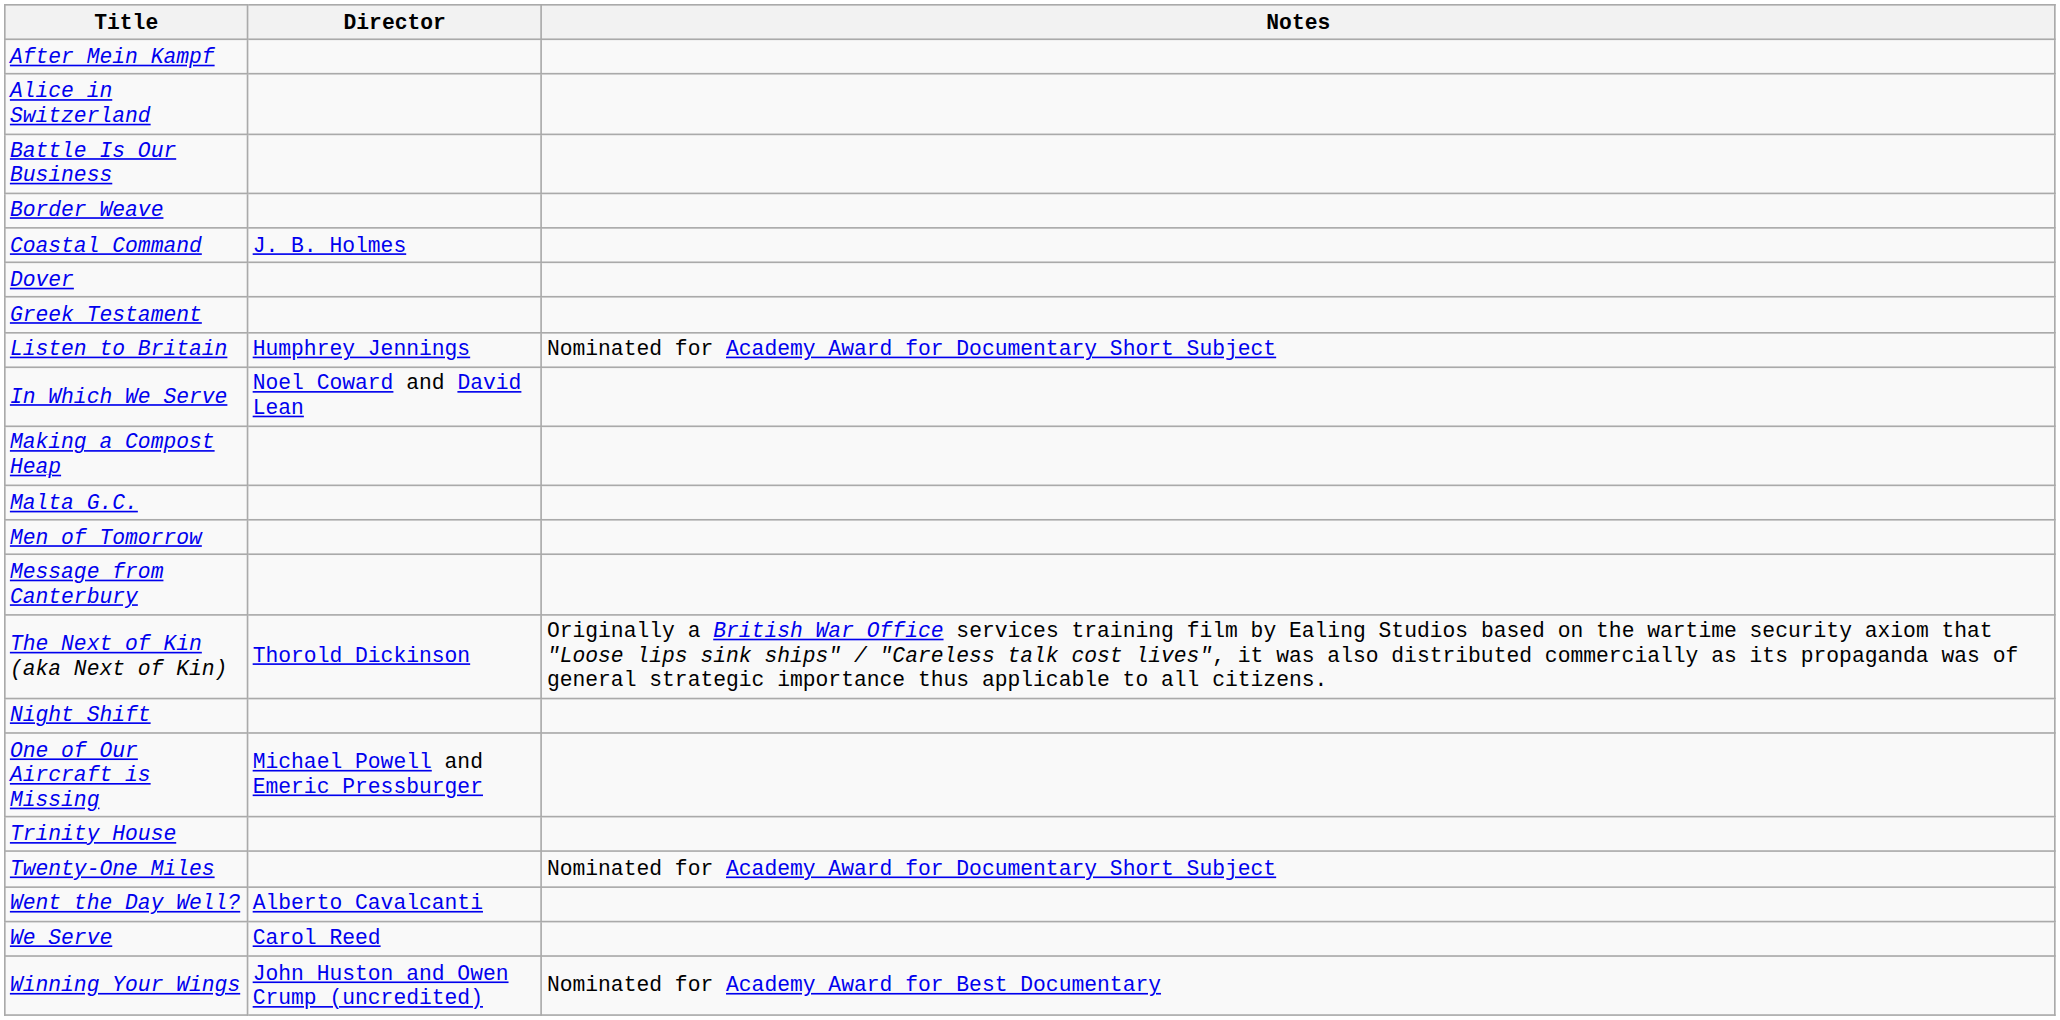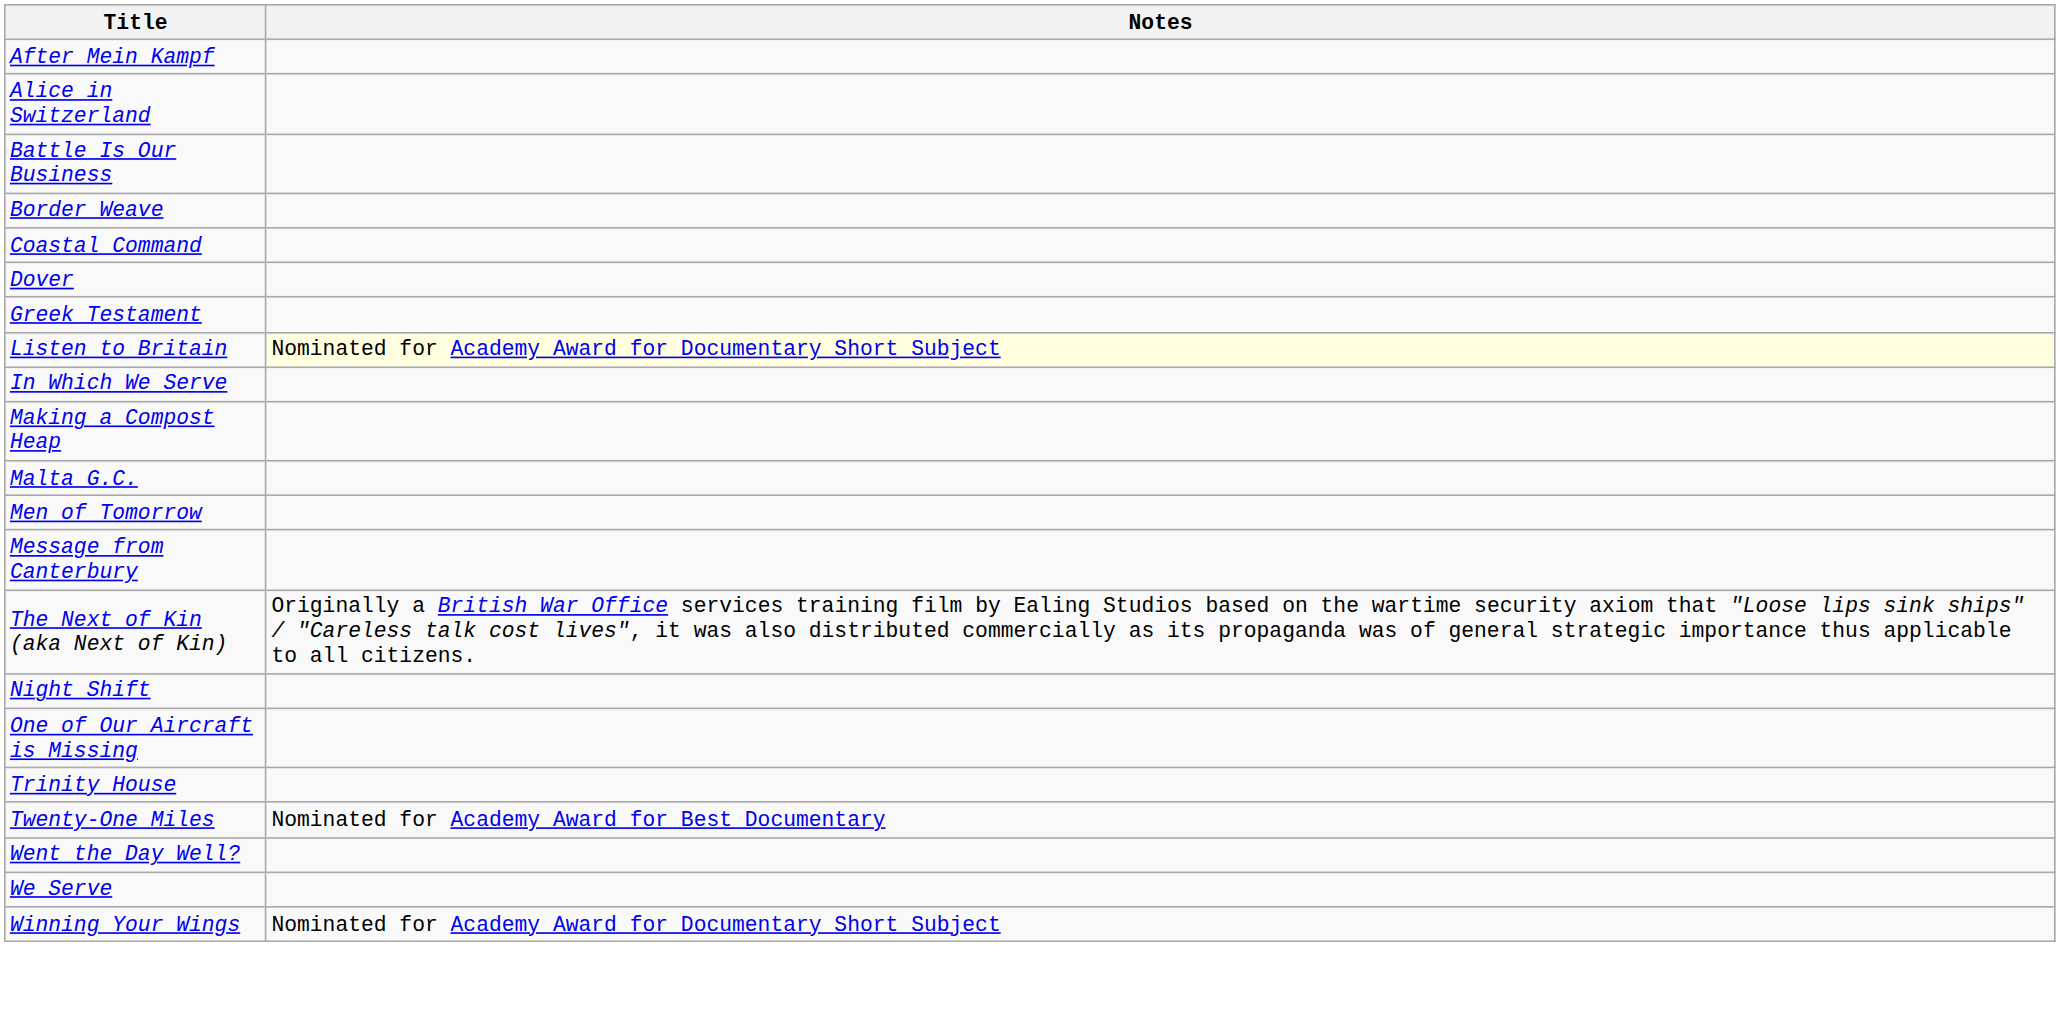- column: (395, 22)
(912, 349) no background -> (636, 349) lightyellow background
(912, 869) Nominated for Academy Award for Documentary Short Subject -> (578, 820) Nominated for Academy Award for Best Documentary
(854, 986) Nominated for Academy Award for Best Documentary -> (636, 924) Nominated for Academy Award for Documentary Short Subject
